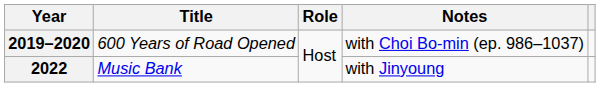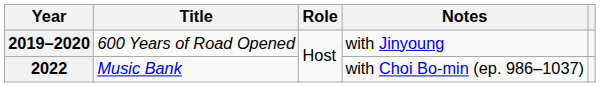(465, 43) with Choi Bo-min (ep. 986–1037) -> (395, 43) with Jinyoung
(395, 69) with Jinyoung -> (465, 69) with Choi Bo-min (ep. 986–1037)
